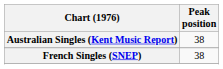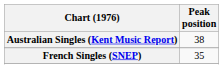(199, 55) 38 -> (199, 55) 35
